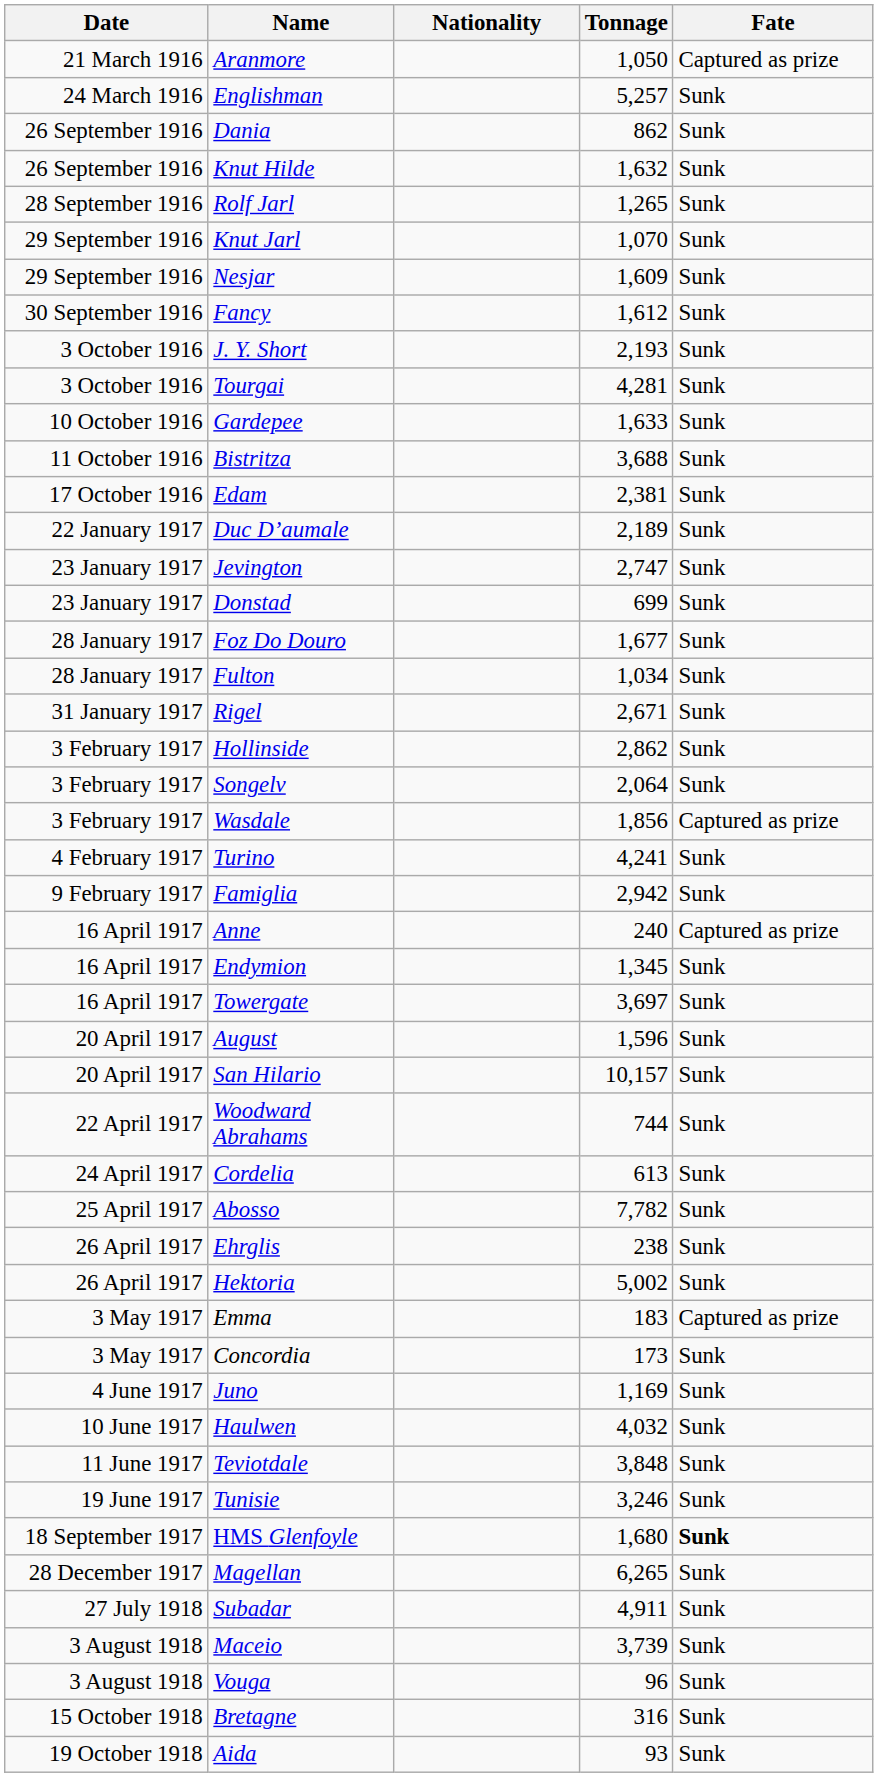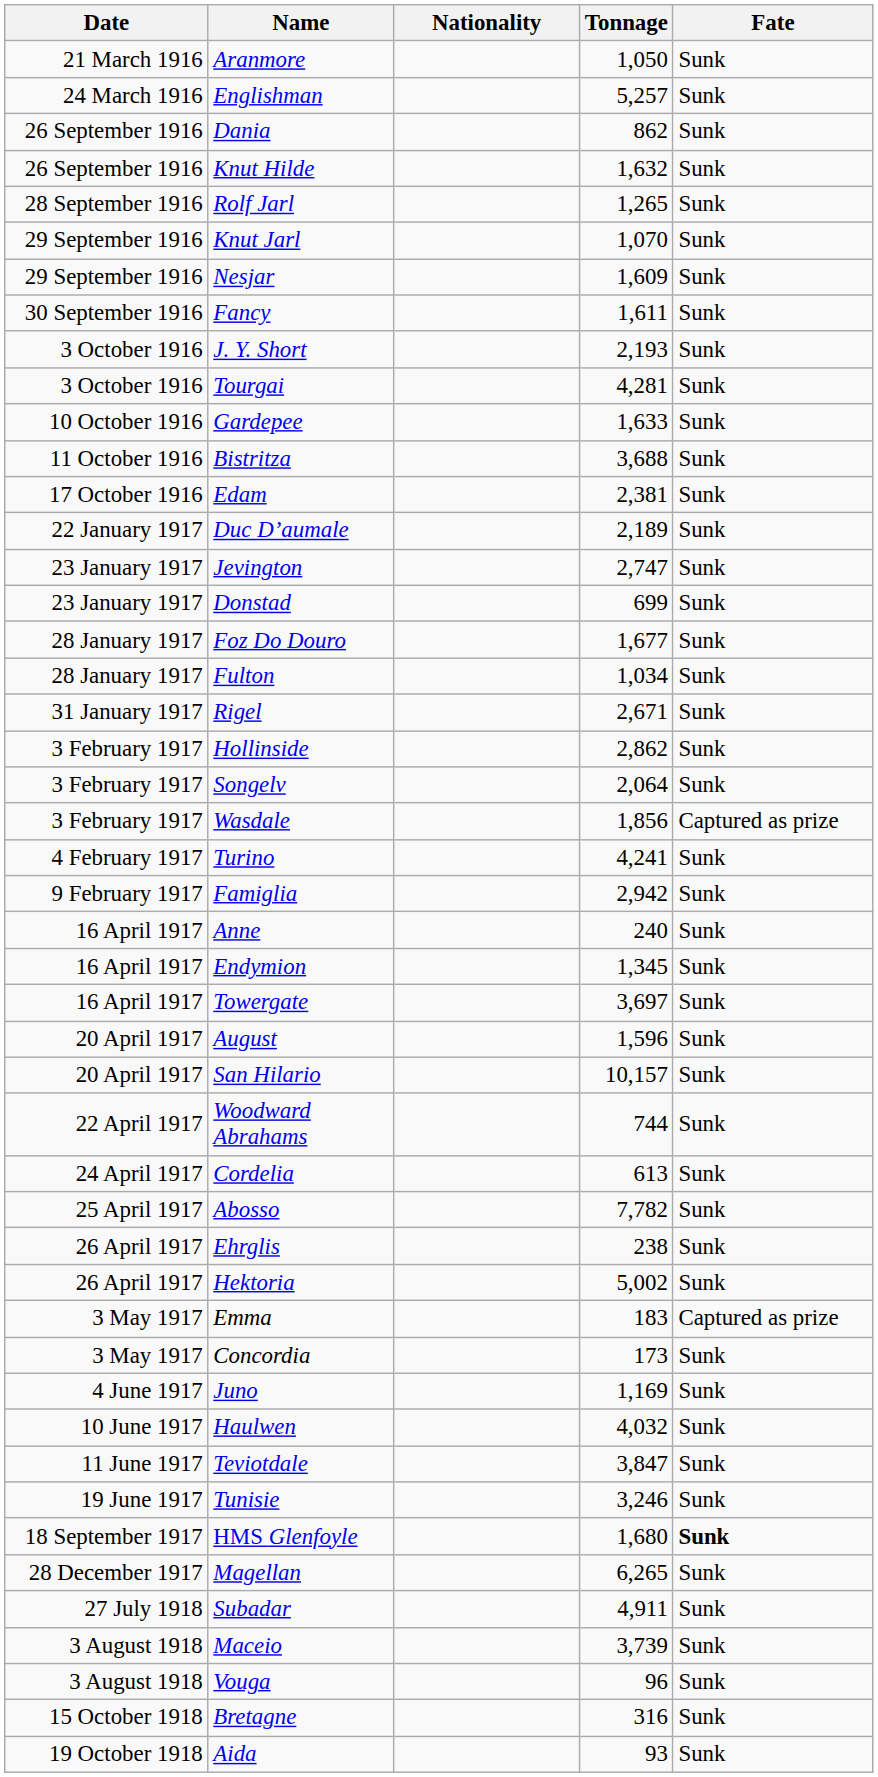(758, 58) Captured as prize -> (702, 58) Sunk
(642, 312) 1,612 -> (643, 312) 1,611
(758, 929) Captured as prize -> (702, 929) Sunk
(642, 1463) 3,848 -> (642, 1463) 3,847
